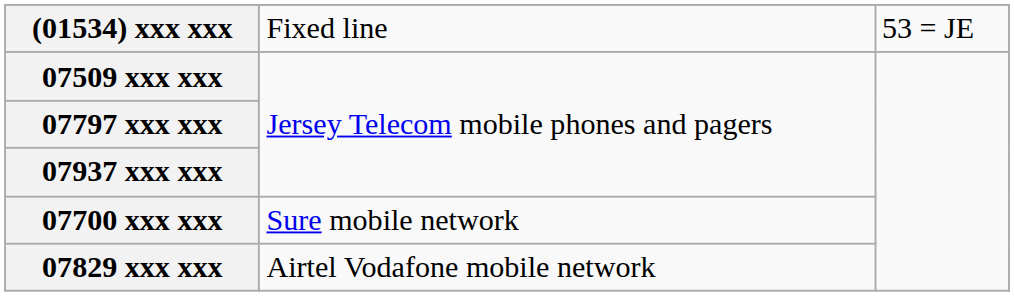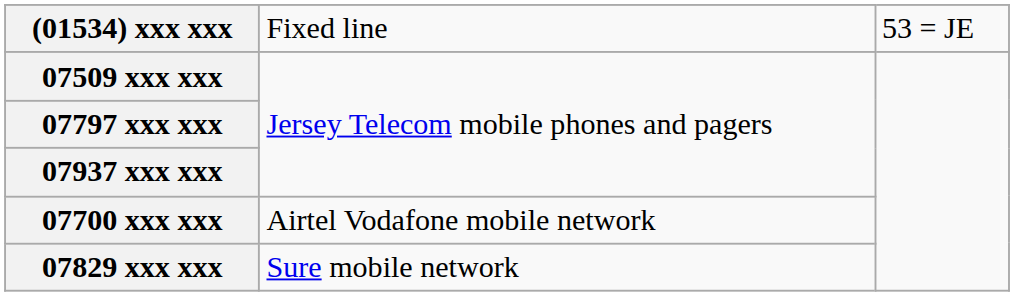(393, 219) Sure mobile network -> (461, 219) Airtel Vodafone mobile network
(461, 266) Airtel Vodafone mobile network -> (393, 266) Sure mobile network
